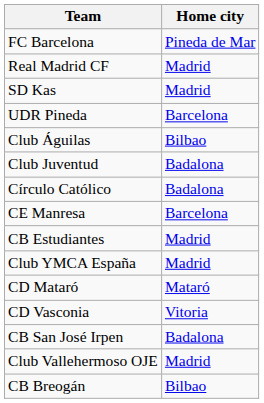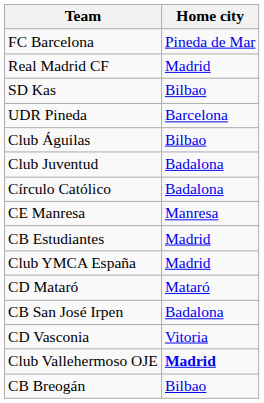(188, 90) Madrid -> (186, 90) Bilbao
(196, 213) Barcelona -> (192, 213) Manresa
rows swapped: (49, 312) <-> (66, 336)
(188, 361) normal -> (190, 361) bold
